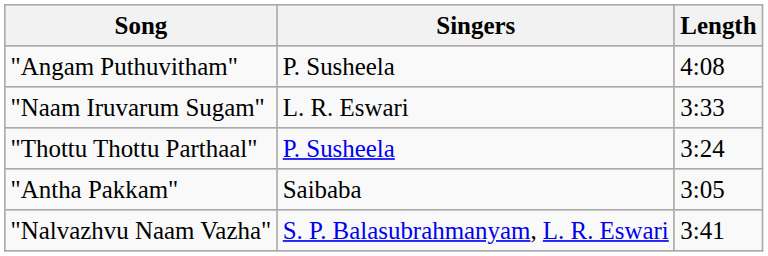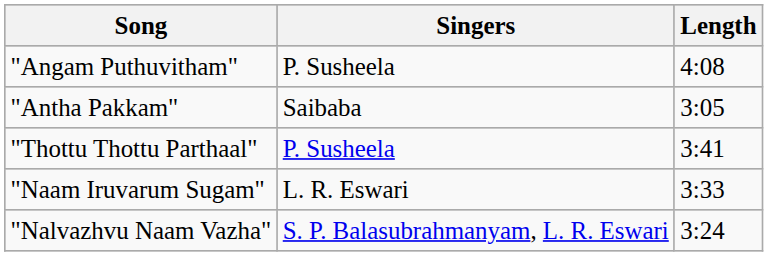rows swapped: (138, 107) <-> (94, 189)
(703, 148) 3:24 -> (703, 148) 3:41
(703, 230) 3:41 -> (703, 230) 3:24
